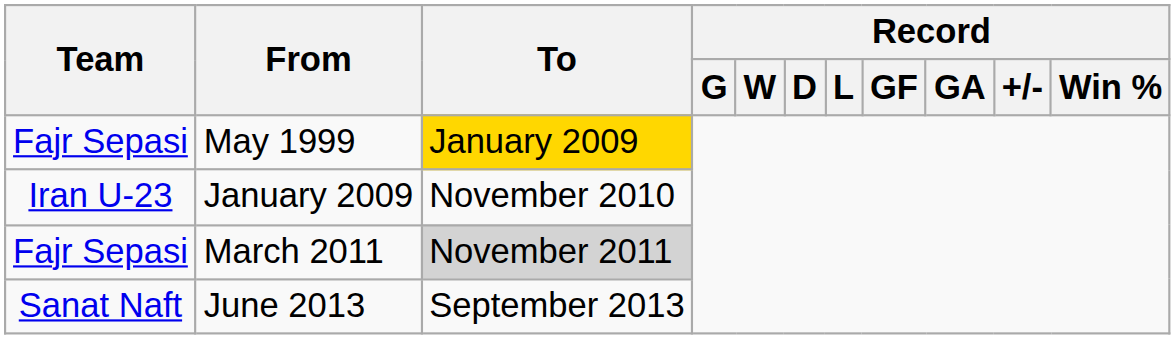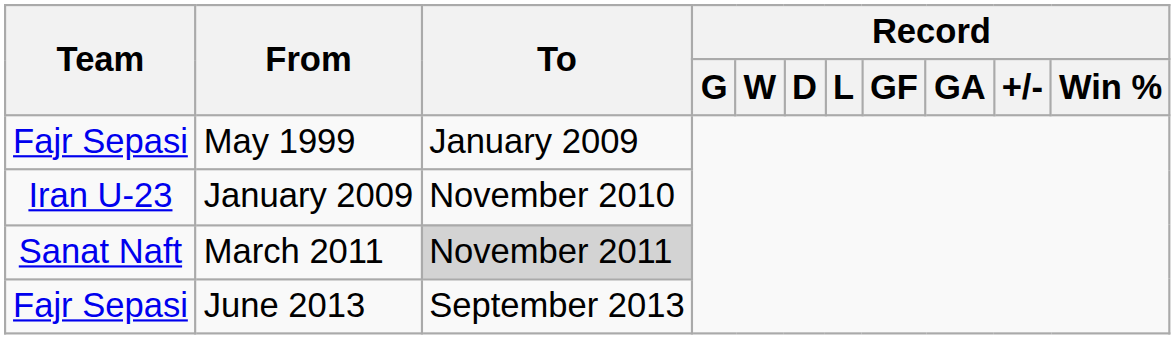(534, 141) gold background -> (534, 141) no background
(100, 251) Fajr Sepasi -> (100, 251) Sanat Naft
(100, 305) Sanat Naft -> (100, 305) Fajr Sepasi
